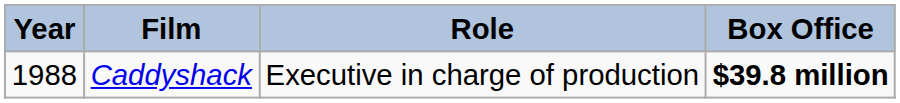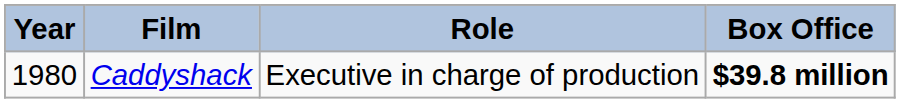(44, 75) 1988 -> (44, 75) 1980
